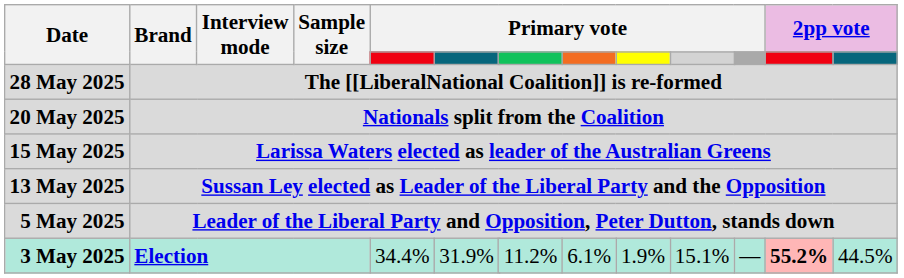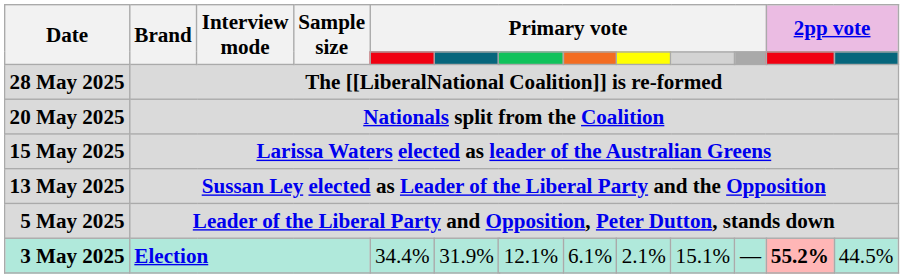(531, 256) 11.2% -> (531, 256) 12.1%
(643, 256) 1.9% -> (644, 256) 2.1%
